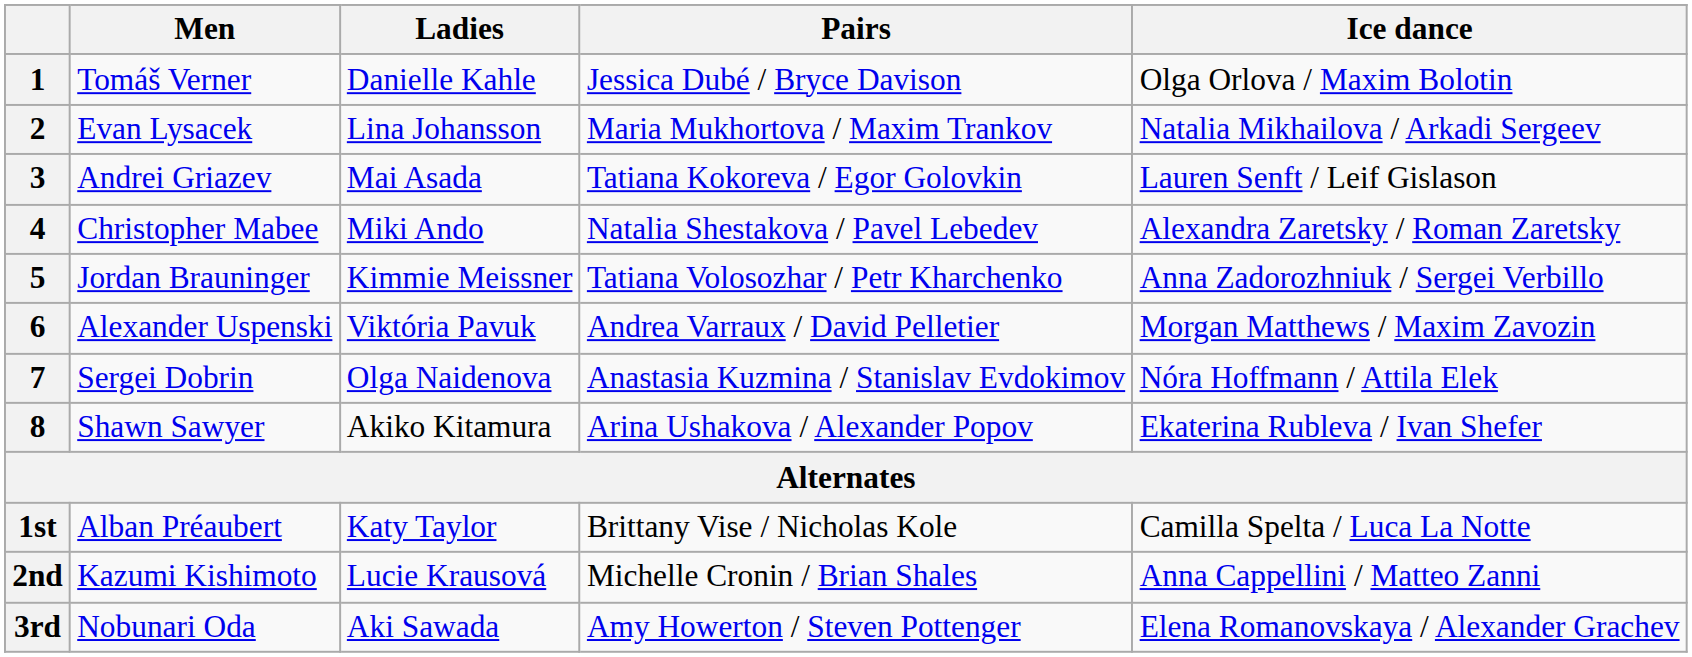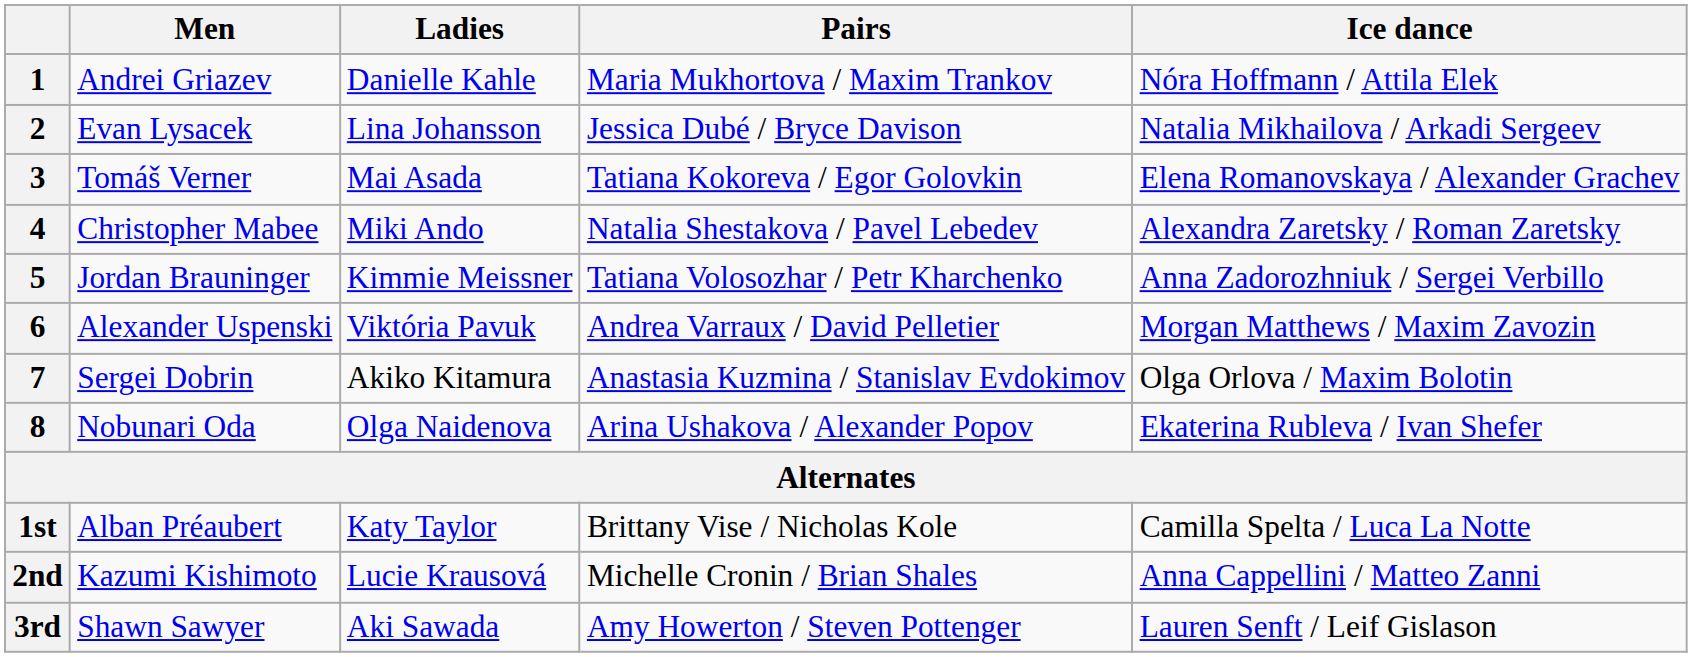(164, 79) Tomáš Verner -> (174, 79) Andrei Griazev
(774, 79) Jessica Dubé / Bryce Davison -> (819, 79) Maria Mukhortova / Maxim Trankov
(1326, 79) Olga Orlova / Maxim Bolotin -> (1319, 79) Nóra Hoffmann / Attila Elek
(819, 128) Maria Mukhortova / Maxim Trankov -> (774, 128) Jessica Dubé / Bryce Davison
(174, 178) Andrei Griazev -> (164, 178) Tomáš Verner
(1318, 178) Lauren Senft / Leif Gislason -> (1410, 178) Elena Romanovskaya / Alexander Grachev
(449, 377) Olga Naidenova -> (449, 377) Akiko Kitamura
(1319, 377) Nóra Hoffmann / Attila Elek -> (1326, 377) Olga Orlova / Maxim Bolotin
(171, 427) Shawn Sawyer -> (166, 427) Nobunari Oda
(449, 427) Akiko Kitamura -> (449, 427) Olga Naidenova
(166, 626) Nobunari Oda -> (171, 626) Shawn Sawyer
(1410, 626) Elena Romanovskaya / Alexander Grachev -> (1318, 626) Lauren Senft / Leif Gislason
